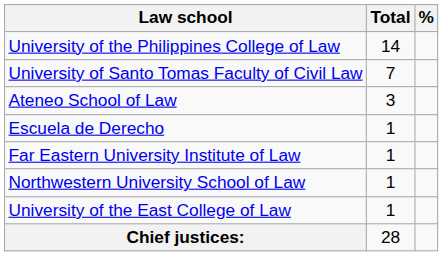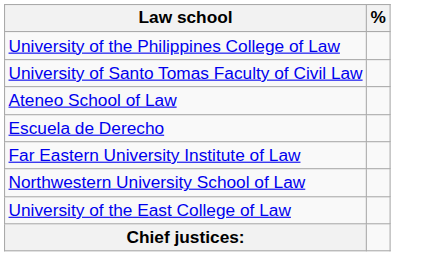- column: (391, 18)
